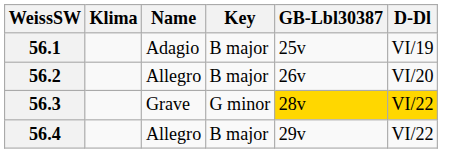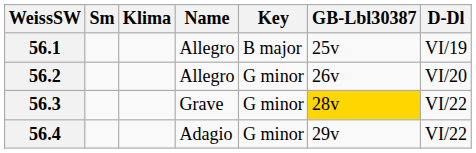+ column: (102, 18)
(173, 47) Adagio -> (207, 47) Allegro
(239, 76) B major -> (273, 76) G minor
(413, 104) gold background -> (446, 104) no background
(174, 133) Allegro -> (206, 133) Adagio
(239, 133) B major -> (273, 133) G minor
